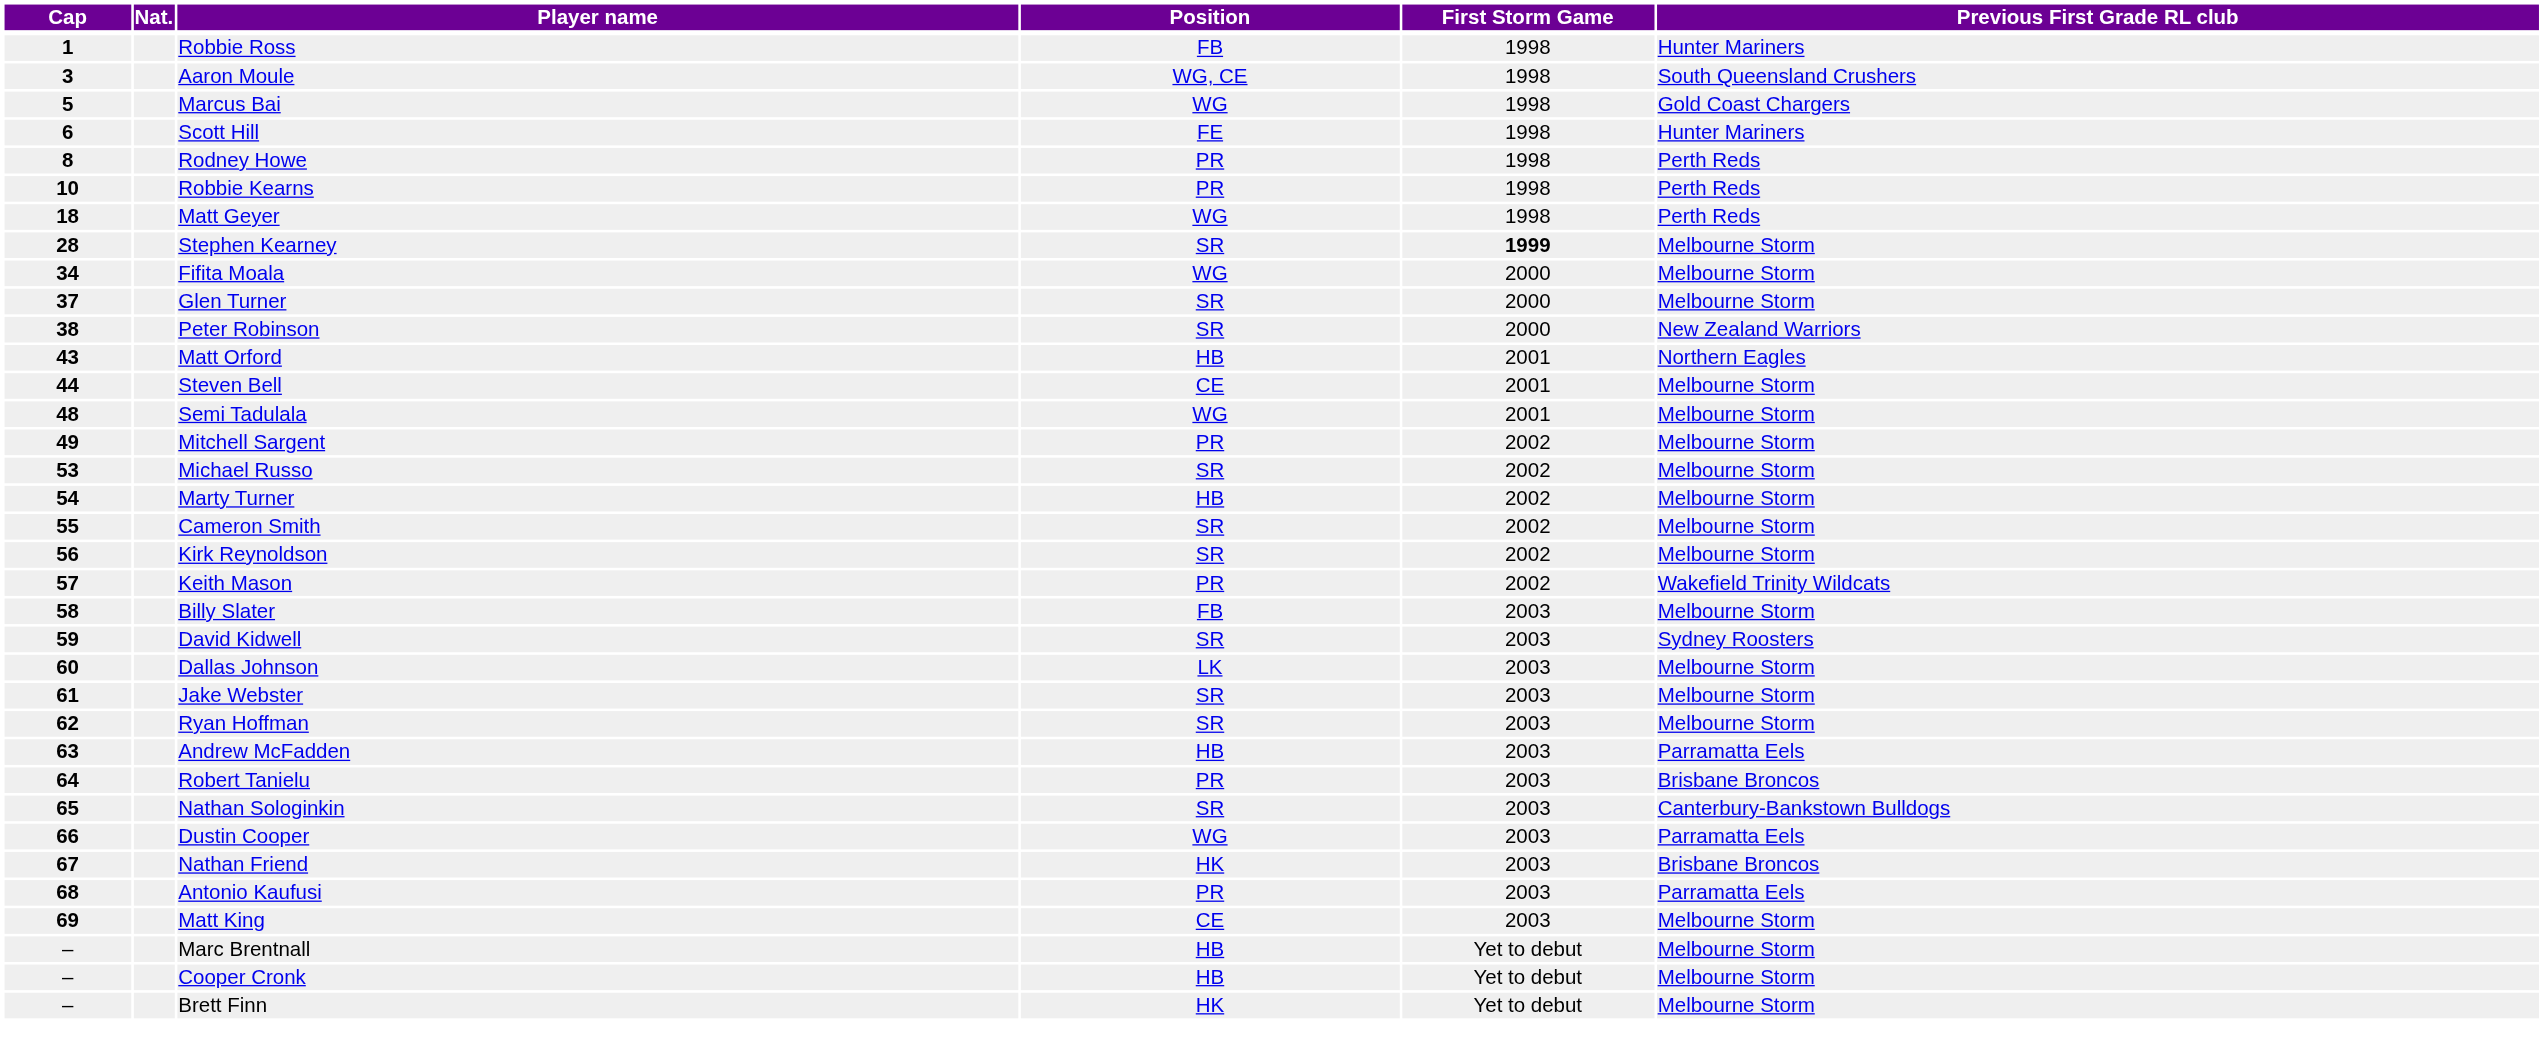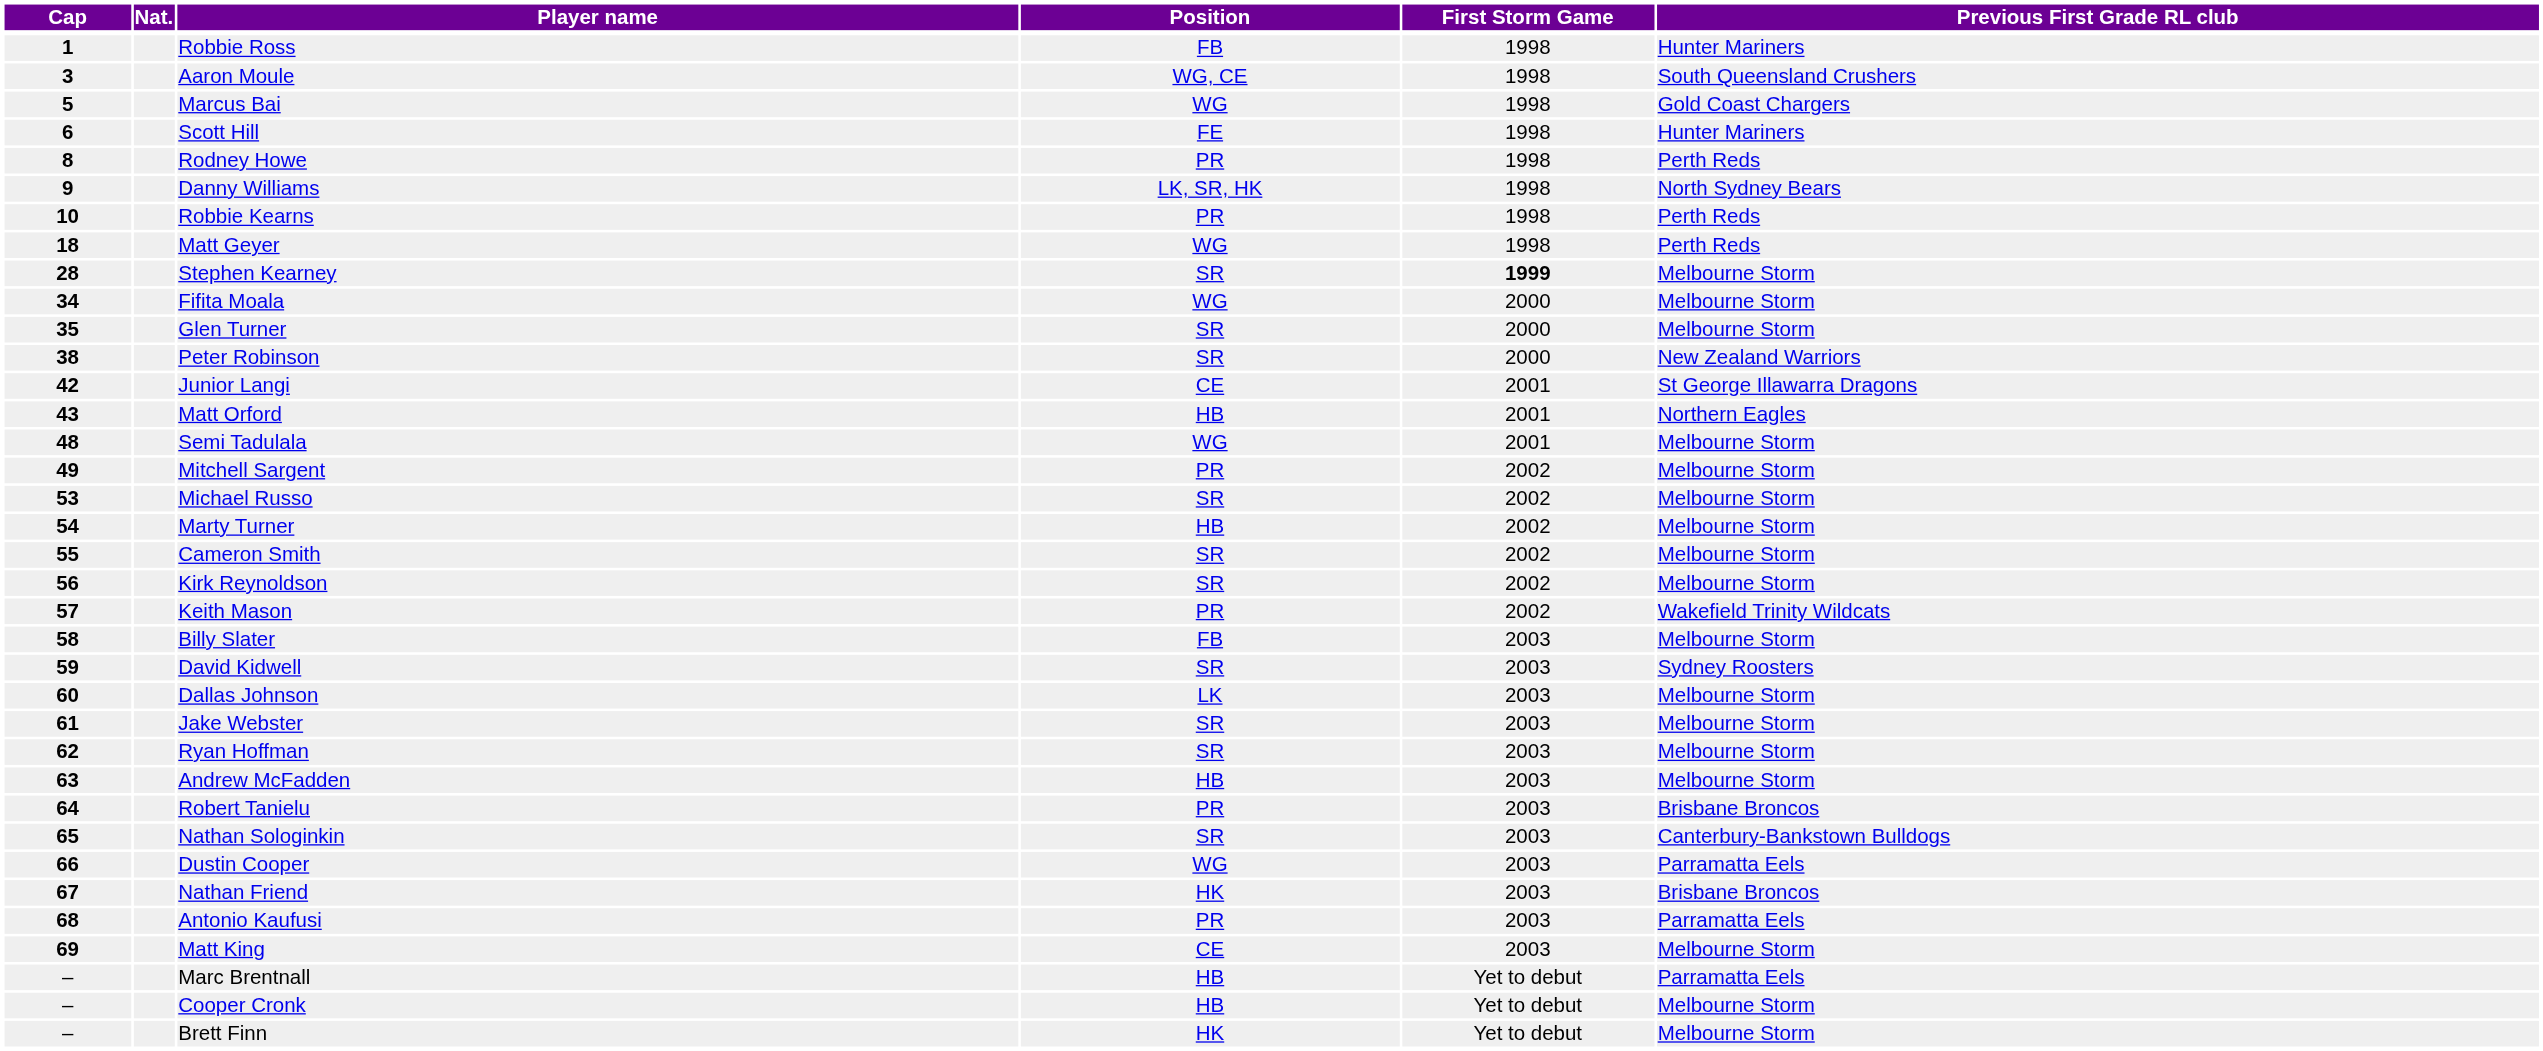+ row: (249, 188)
(68, 301) 37 -> (68, 329) 35
+ row: (234, 385)
- row: (230, 385)
(1731, 751) Parramatta Eels -> (1736, 780) Melbourne Storm
(1736, 949) Melbourne Storm -> (1731, 977) Parramatta Eels
